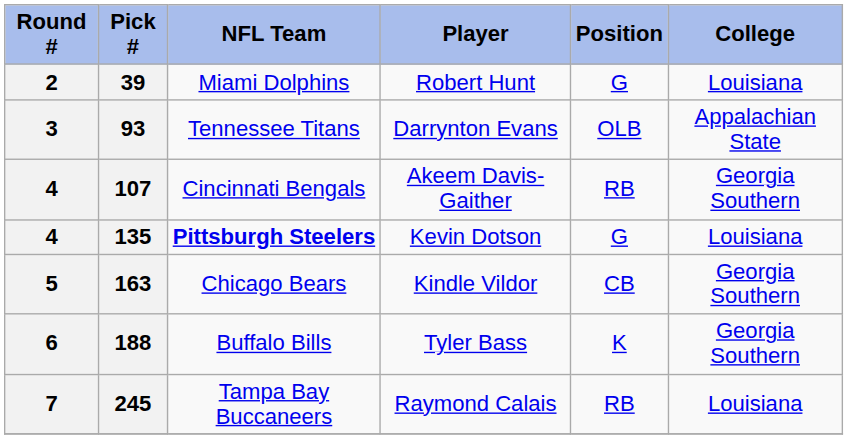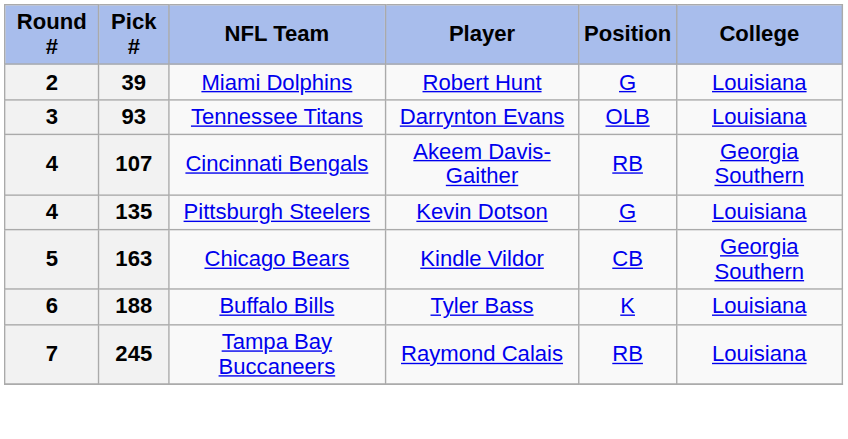(755, 129) Appalachian State -> (759, 116) Louisiana
(274, 236) bold -> (277, 211) normal
(755, 343) Georgia Southern -> (759, 306) Louisiana
